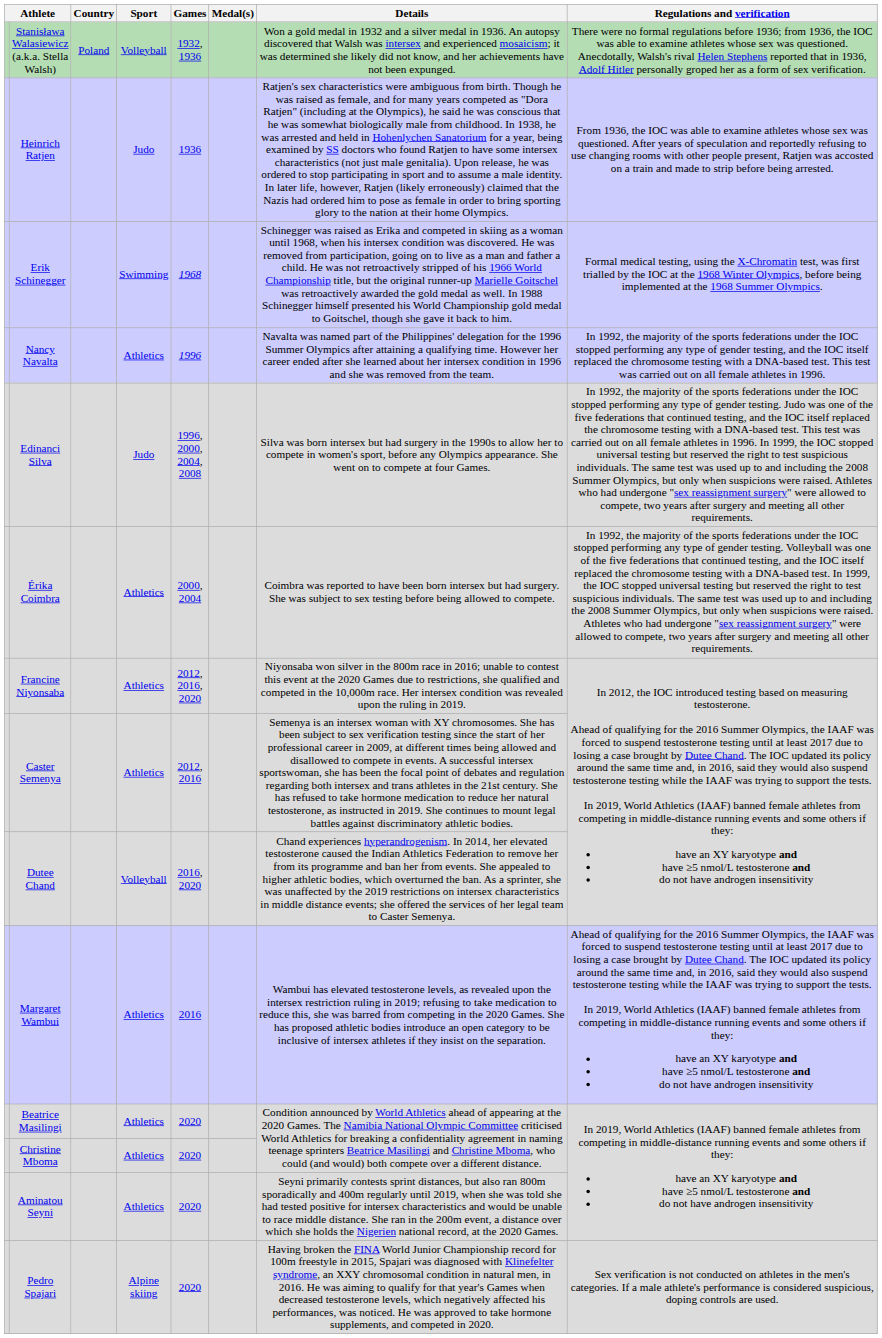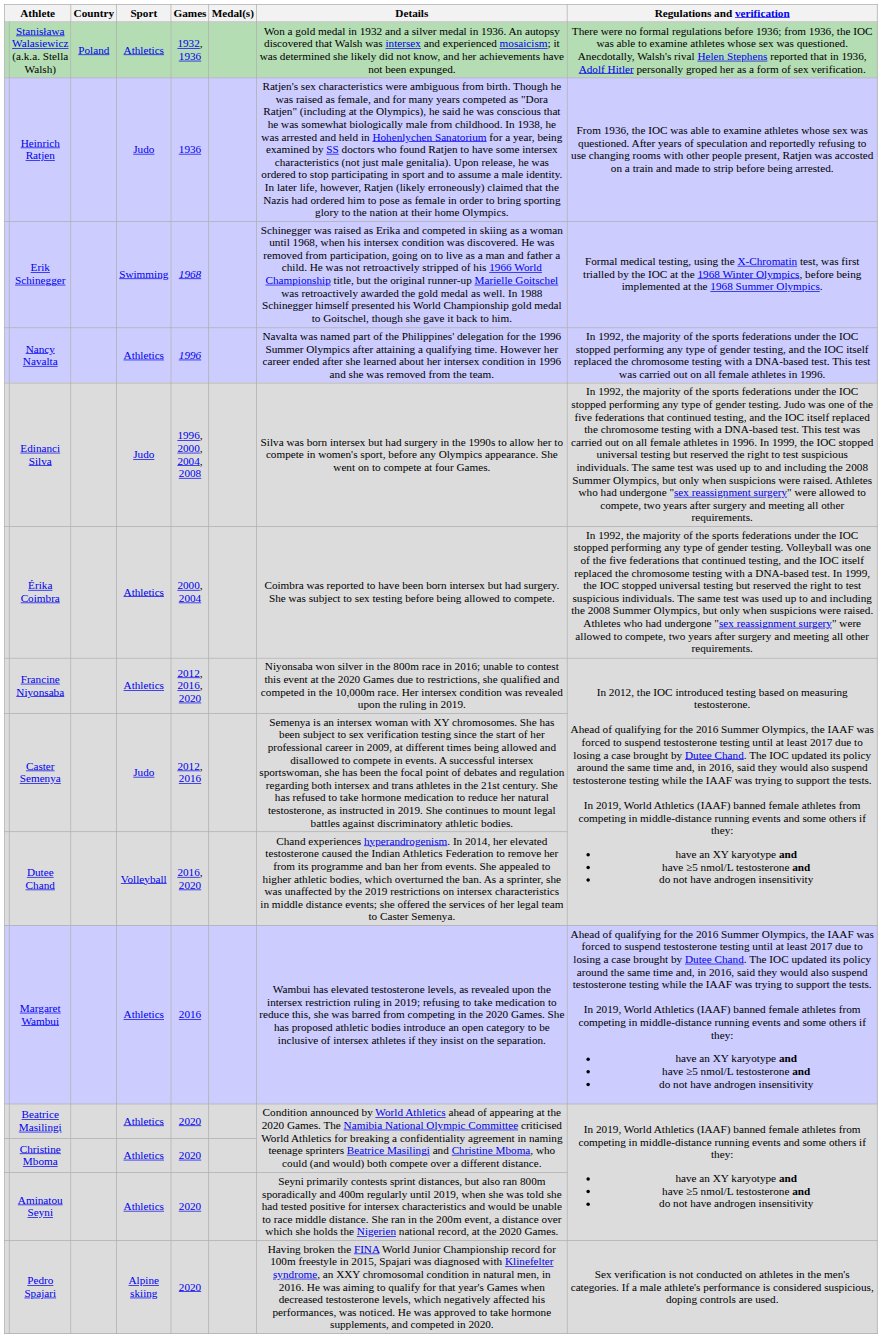(144, 50) Volleyball -> (144, 50) Athletics
(144, 772) Athletics -> (144, 772) Judo
